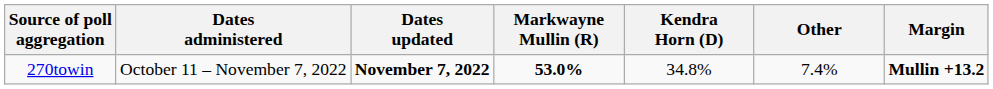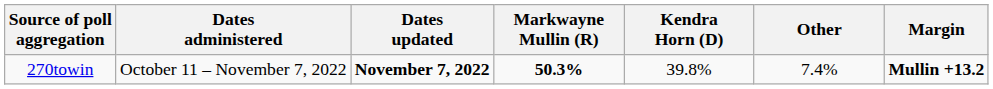(559, 69) 53.0% -> (559, 69) 50.3%
(689, 69) 34.8% -> (689, 69) 39.8%
